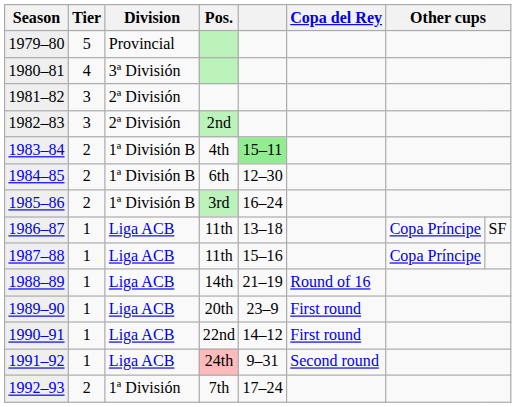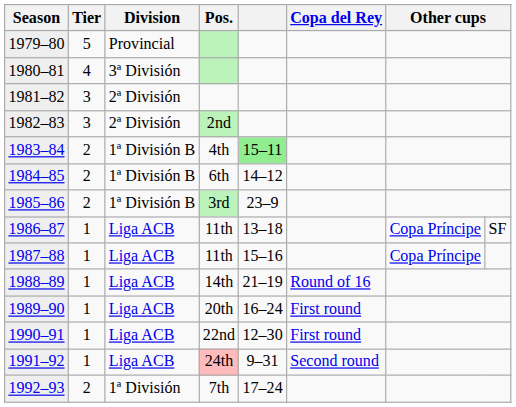(263, 176) 12–30 -> (263, 176) 14–12
(263, 202) 16–24 -> (263, 202) 23–9
(263, 308) 23–9 -> (263, 308) 16–24
(263, 335) 14–12 -> (263, 335) 12–30
